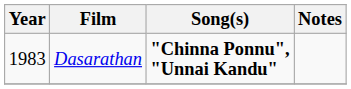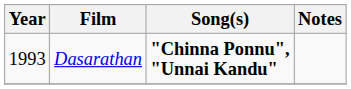(27, 58) 1983 -> (27, 58) 1993
